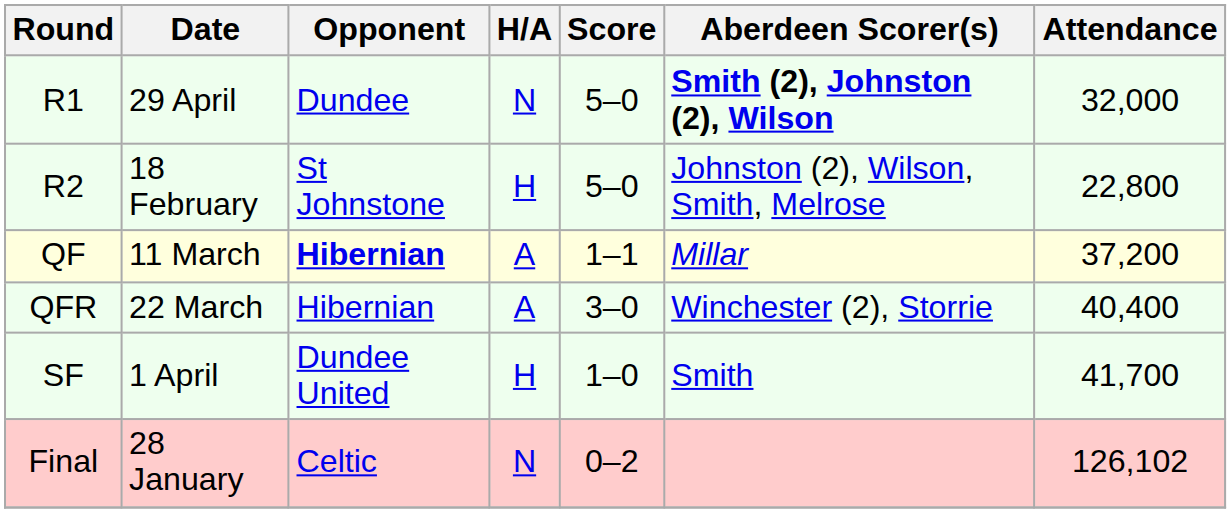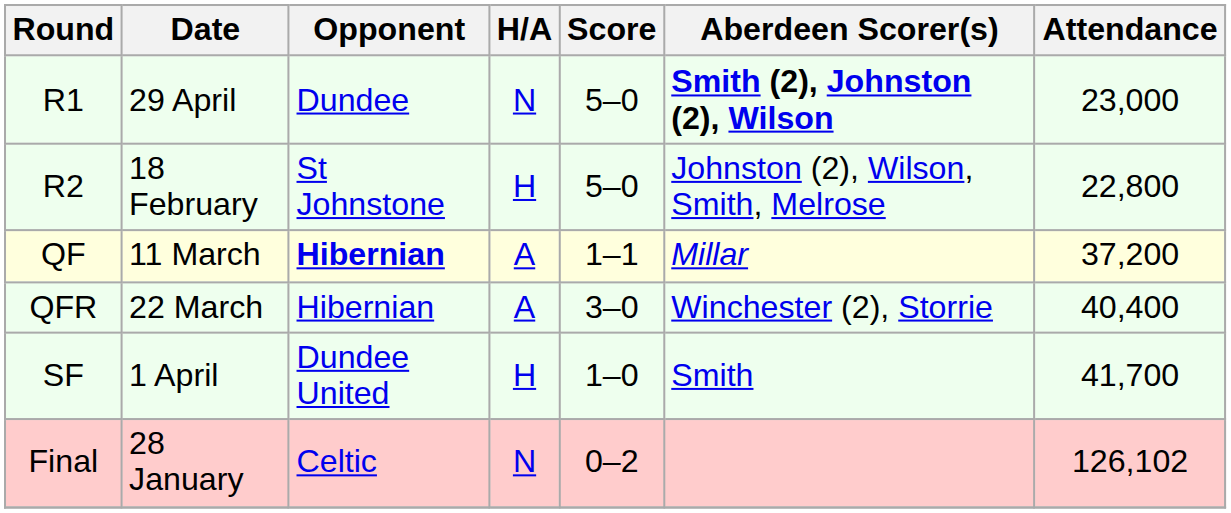(1130, 99) 32,000 -> (1130, 99) 23,000
